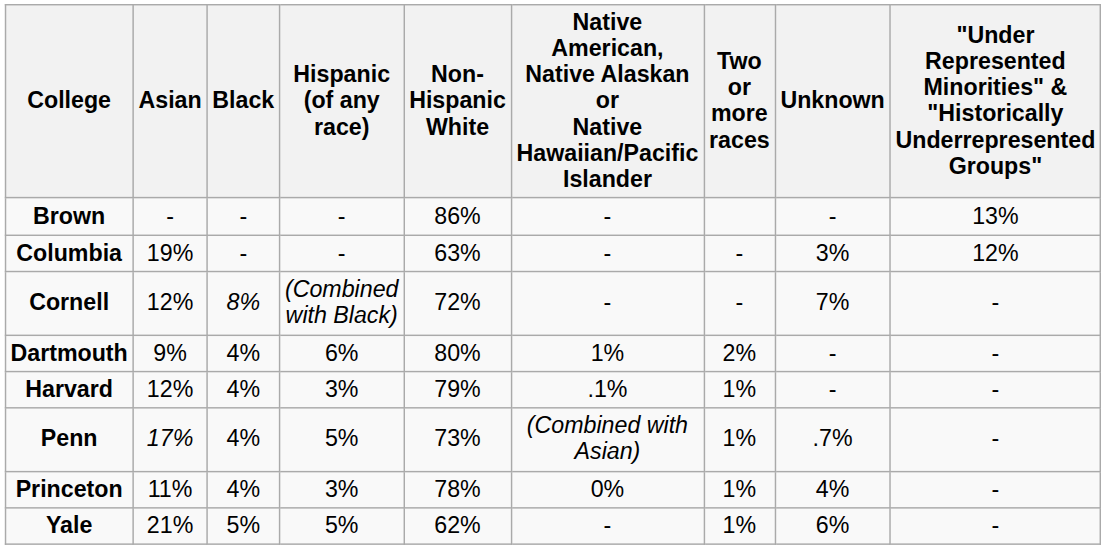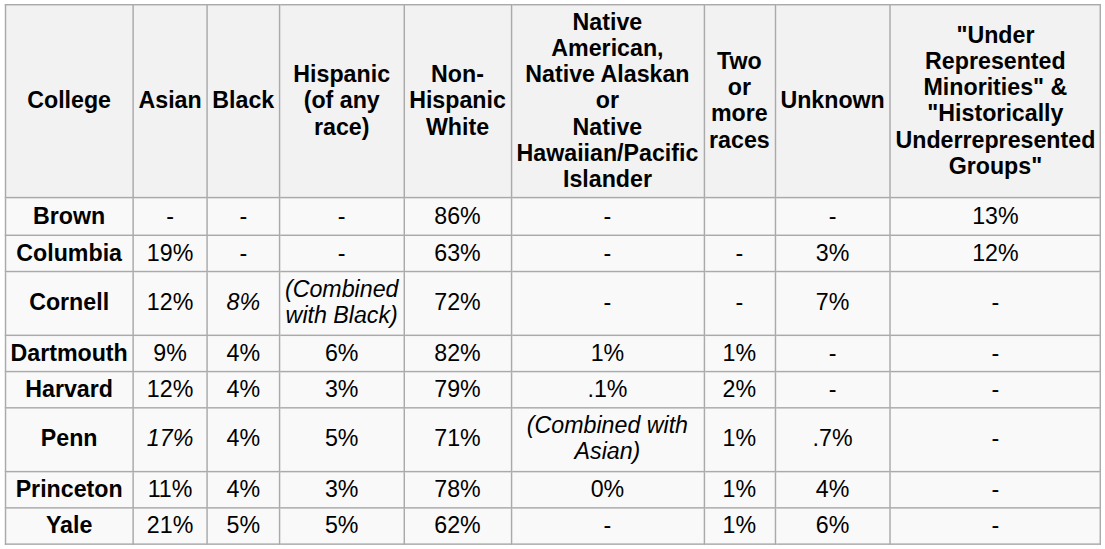(457, 352) 80% -> (457, 352) 82%
(739, 352) 2% -> (739, 352) 1%
(739, 389) 1% -> (739, 389) 2%
(457, 439) 73% -> (457, 439) 71%
